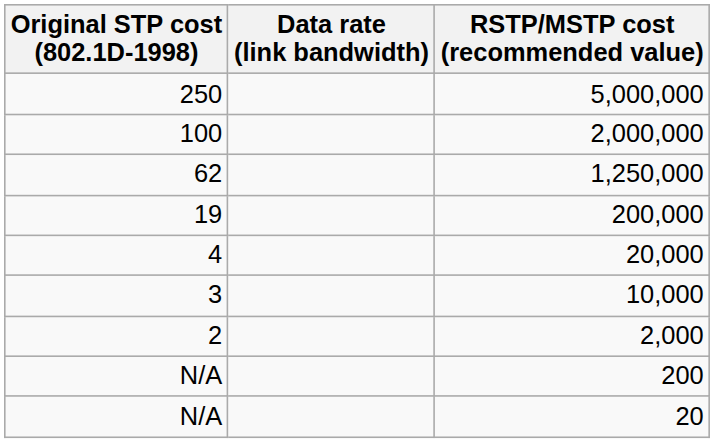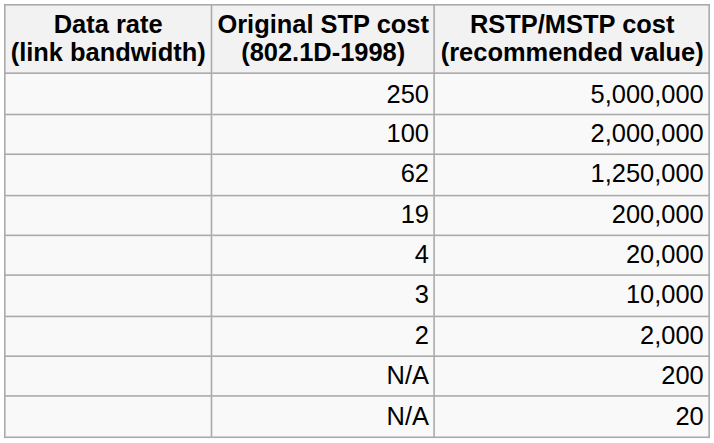columns swapped: (331, 38) <-> (116, 38)
